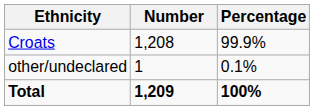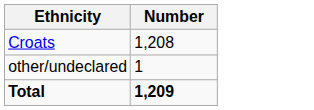- column: (264, 17)
